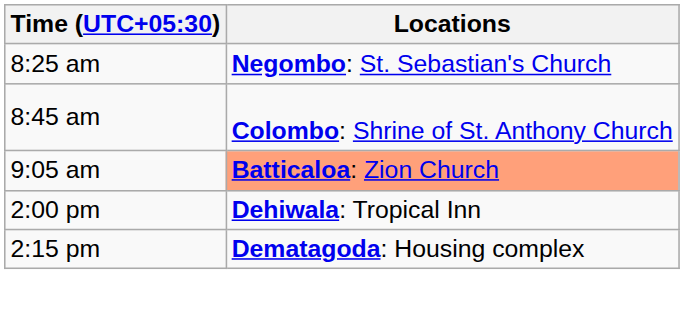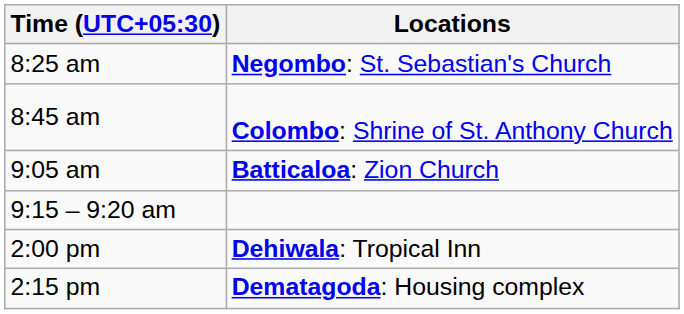(365, 170) lightsalmon background -> (365, 170) no background
+ row: (93, 209)
